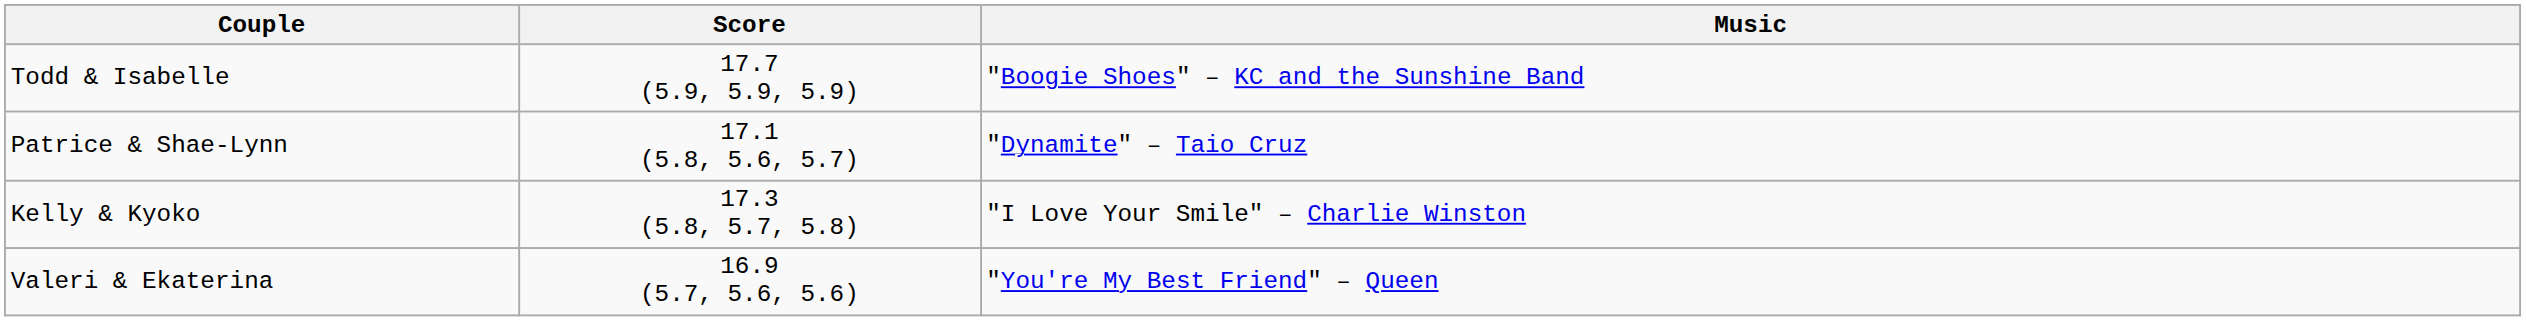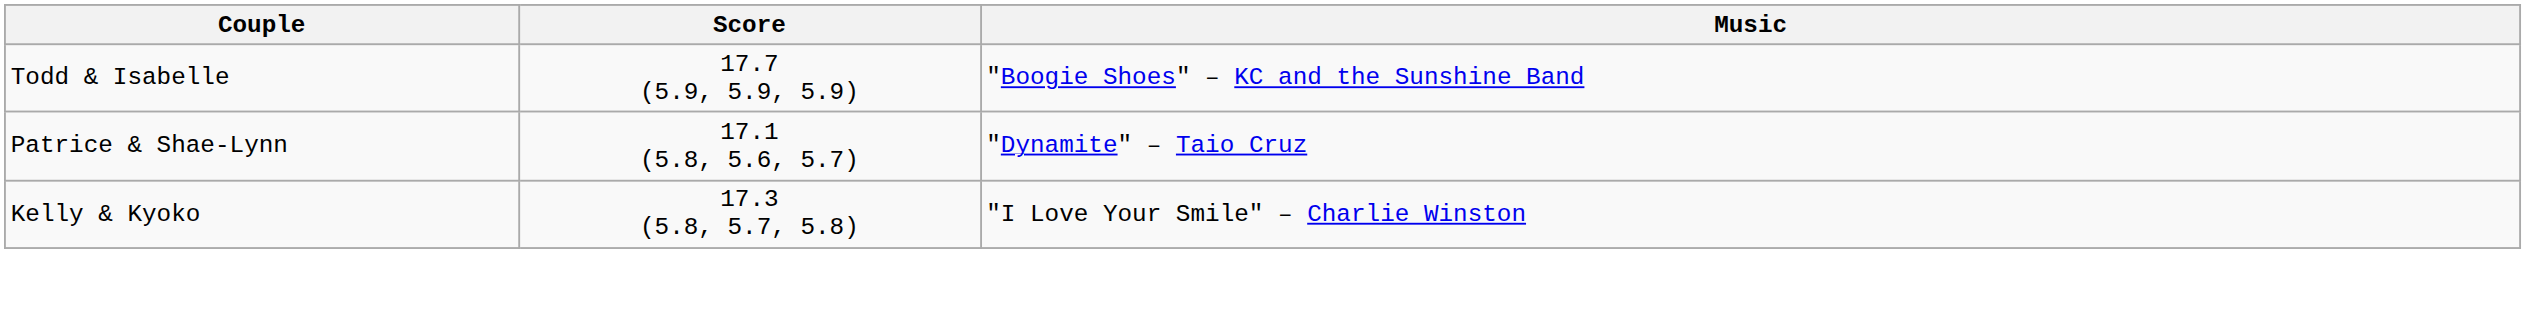- row: (142, 281)
